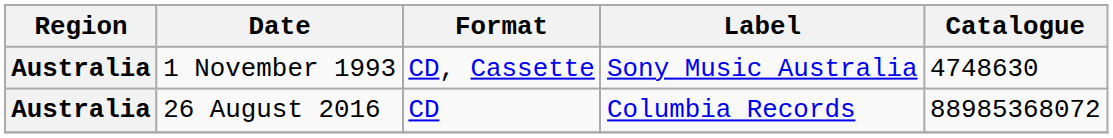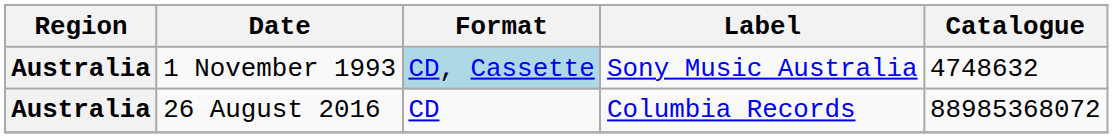(502, 68) no background -> (502, 68) lightblue background
(984, 68) 4748630 -> (984, 68) 4748632
